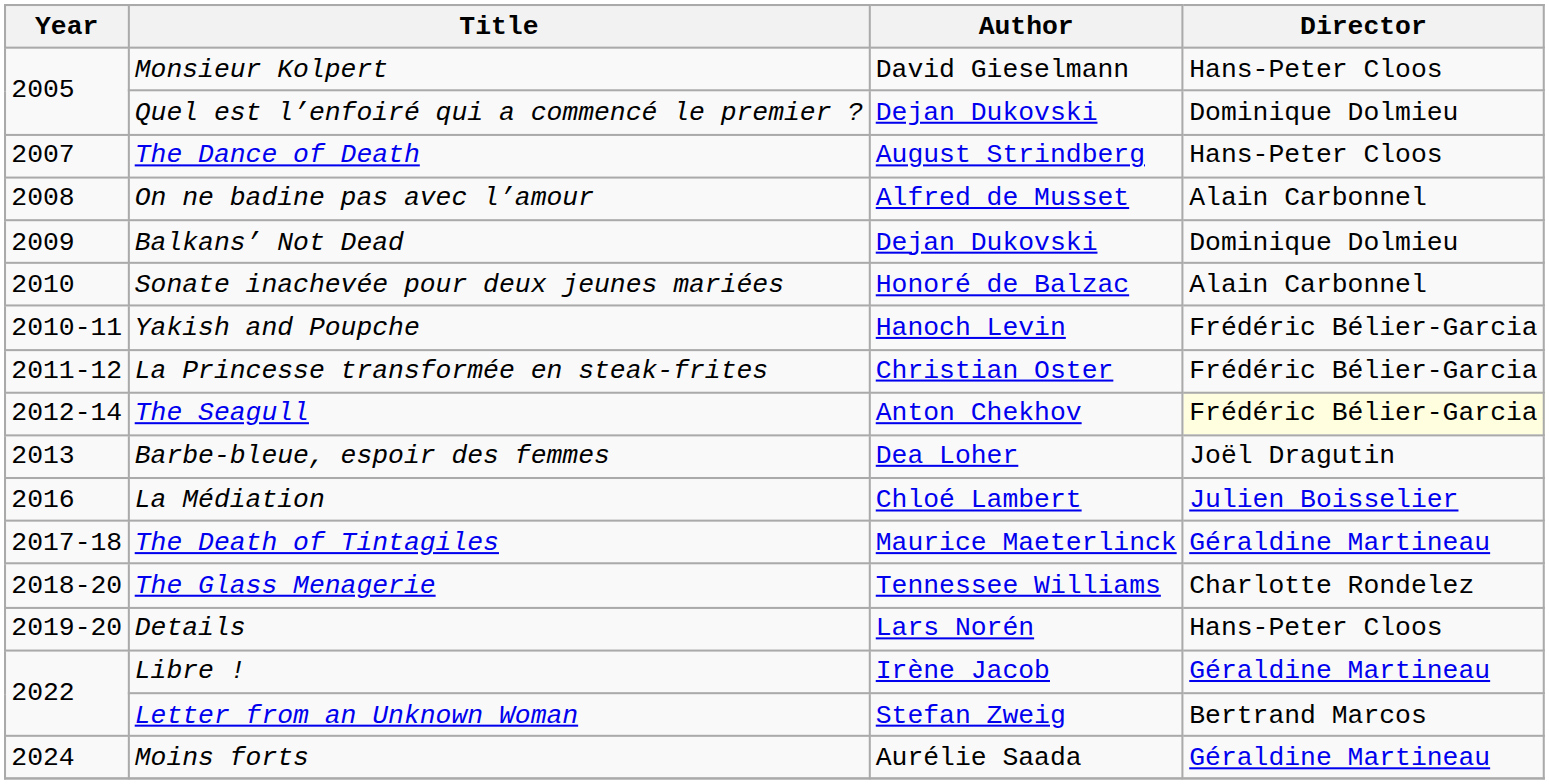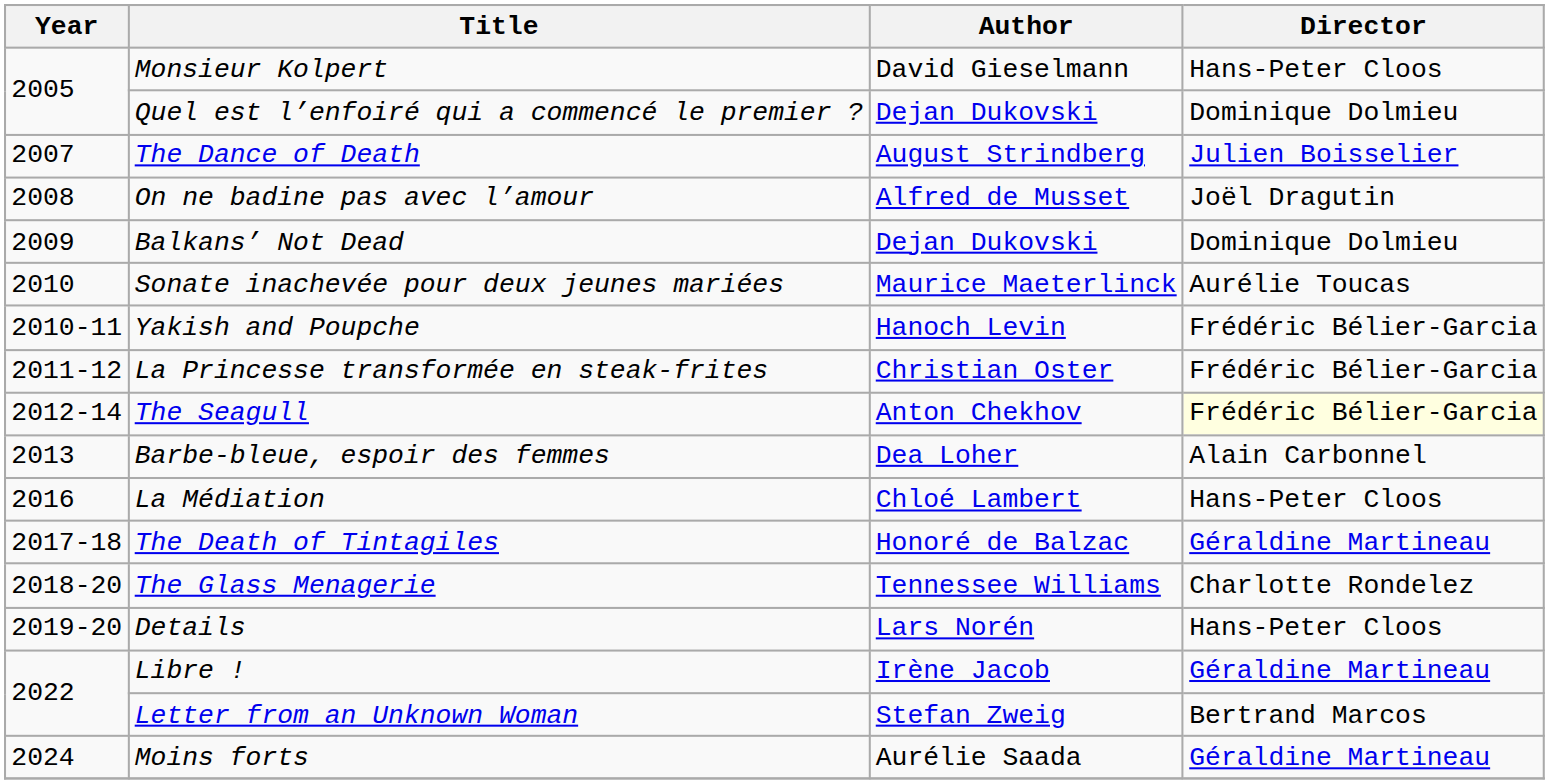(1316, 156) Hans-Peter Cloos -> (1324, 156) Julien Boisselier
(1308, 199) Alain Carbonnel -> (1292, 199) Joël Dragutin
(1002, 285) Honoré de Balzac -> (1026, 285) Maurice Maeterlinck
(1308, 285) Alain Carbonnel -> (1300, 285) Aurélie Toucas
(1292, 457) Joël Dragutin -> (1308, 457) Alain Carbonnel
(1324, 500) Julien Boisselier -> (1316, 500) Hans-Peter Cloos
(1026, 543) Maurice Maeterlinck -> (1002, 543) Honoré de Balzac
